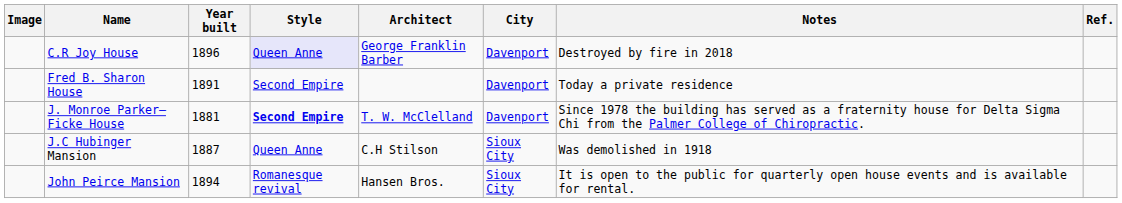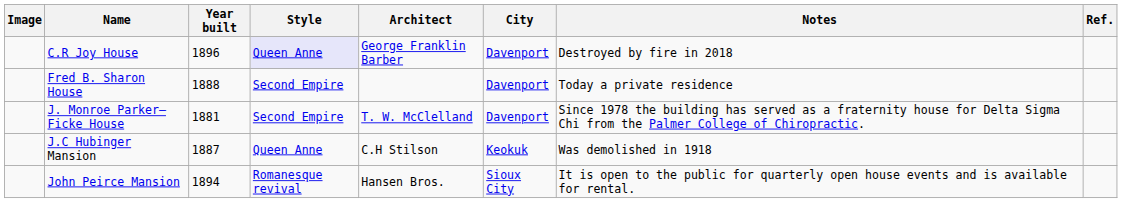(206, 85) 1891 -> (206, 85) 1888
(298, 117) bold -> (298, 117) normal
(504, 149) Sioux City -> (507, 149) Keokuk
